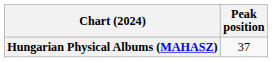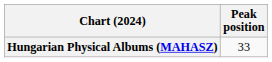(244, 47) 37 -> (244, 47) 33
